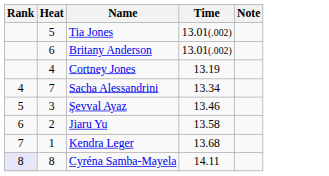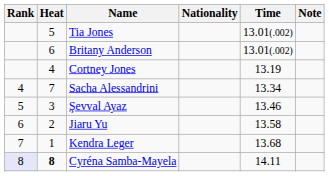+ column: (210, 13)
(52, 161) normal -> (52, 161) bold
